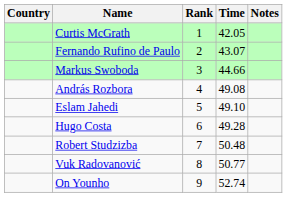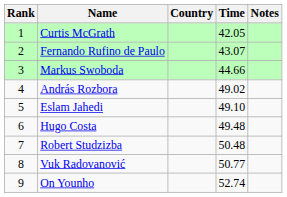columns swapped: (199, 13) <-> (28, 13)
(232, 88) 49.08 -> (232, 88) 49.02
(232, 126) 49.28 -> (232, 126) 49.48
